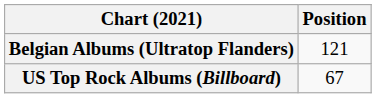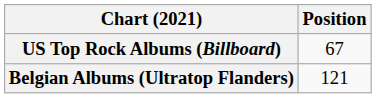rows swapped: (151, 48) <-> (151, 78)
